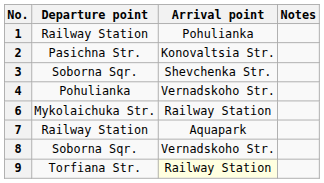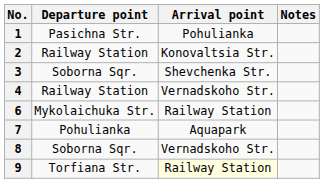(95, 33) Railway Station -> (95, 33) Pasichna Str.
(95, 53) Pasichna Str. -> (95, 53) Railway Station
(95, 91) Pohulianka -> (95, 91) Railway Station
(95, 130) Railway Station -> (95, 130) Pohulianka
